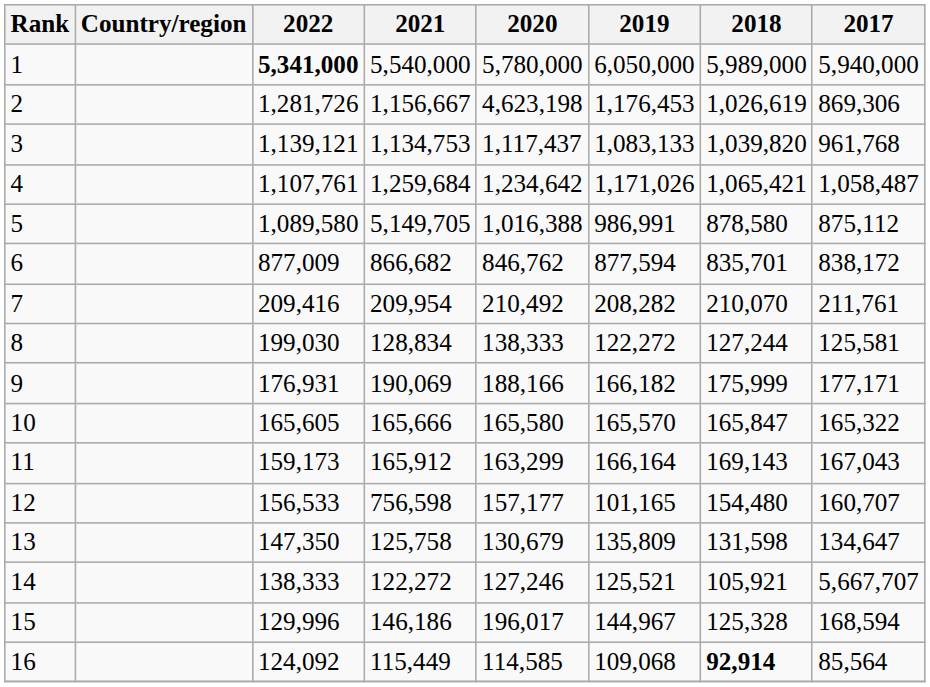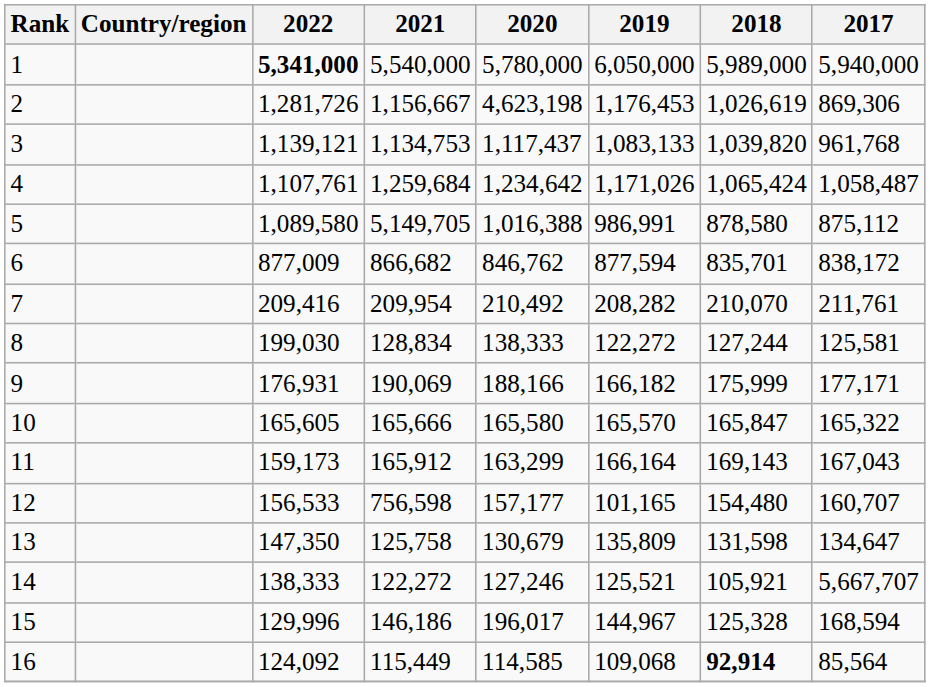(756, 183) 1,065,421 -> (756, 183) 1,065,424
